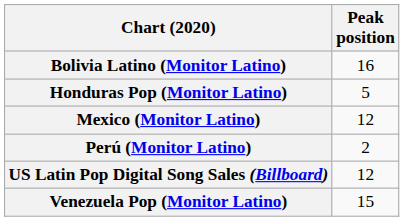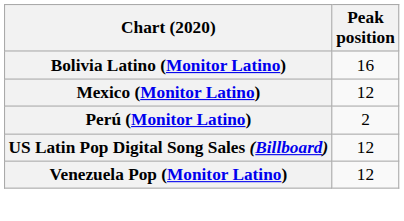- row: (168, 92)
(366, 202) 15 -> (366, 174) 12
